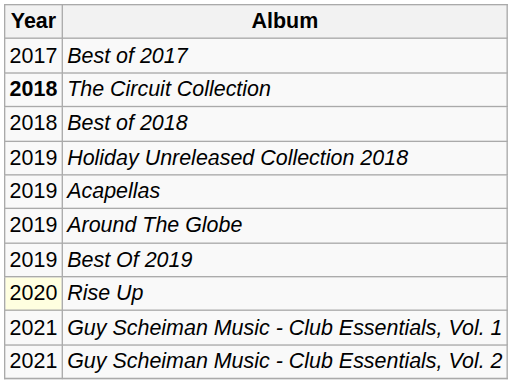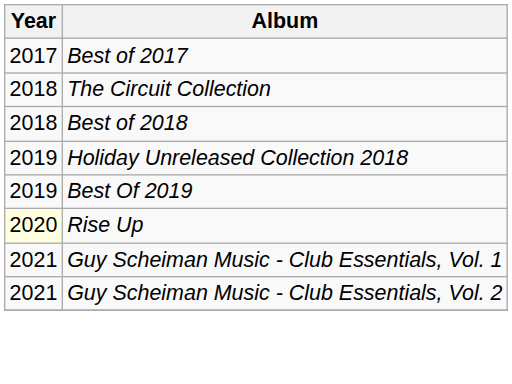(33, 89) bold -> (33, 89) normal
- row: (114, 191)
- row: (155, 225)
